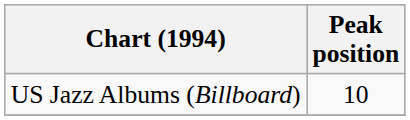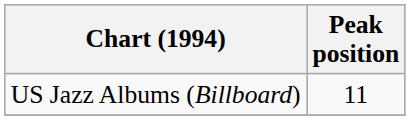(356, 94) 10 -> (356, 94) 11
